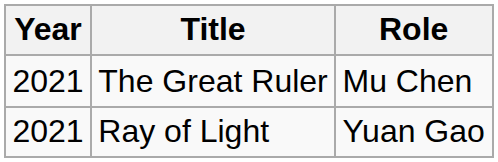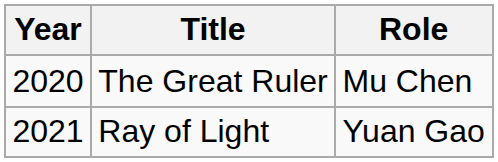(48, 80) 2021 -> (48, 80) 2020
